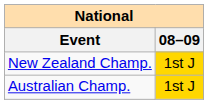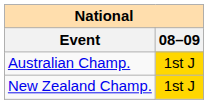rows swapped: (80, 63) <-> (69, 87)
